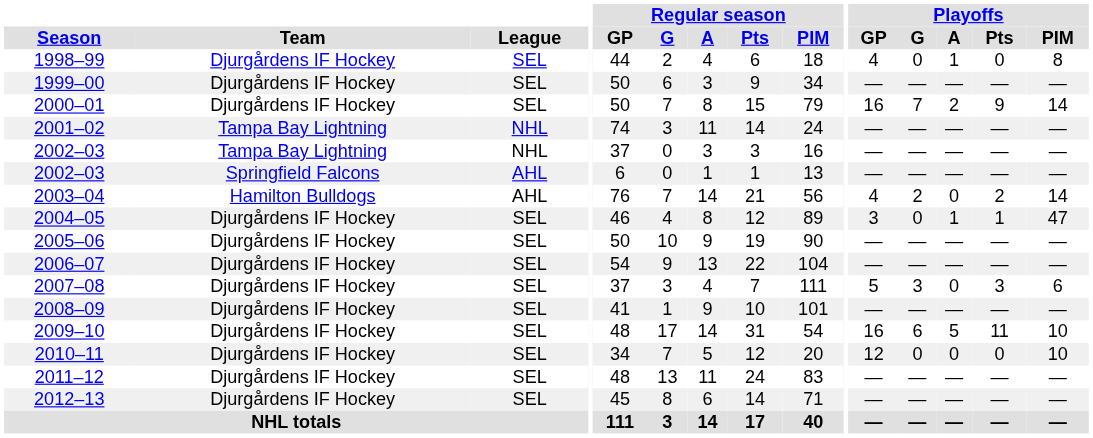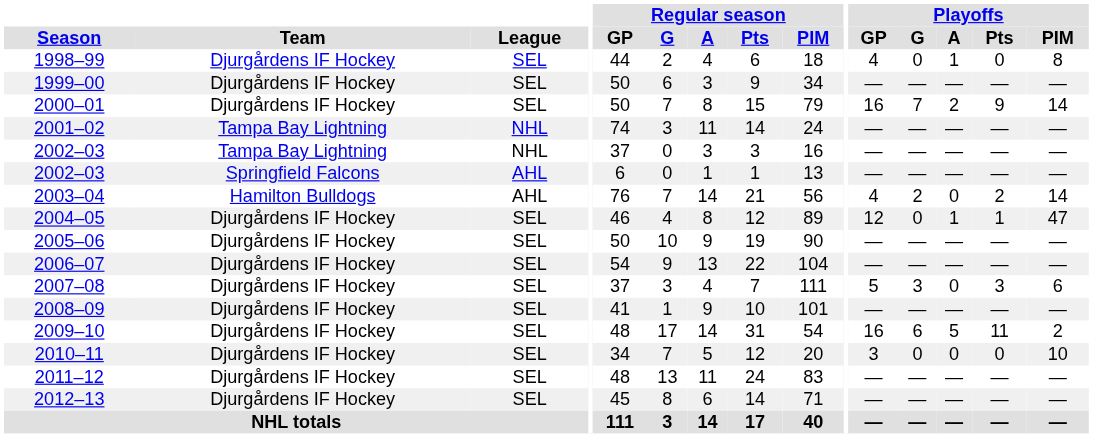(874, 218) 3 -> (874, 218) 12
(1058, 331) 10 -> (1058, 331) 2
(874, 354) 12 -> (874, 354) 3
